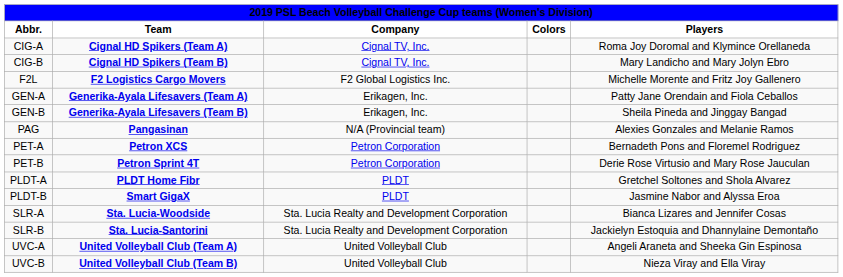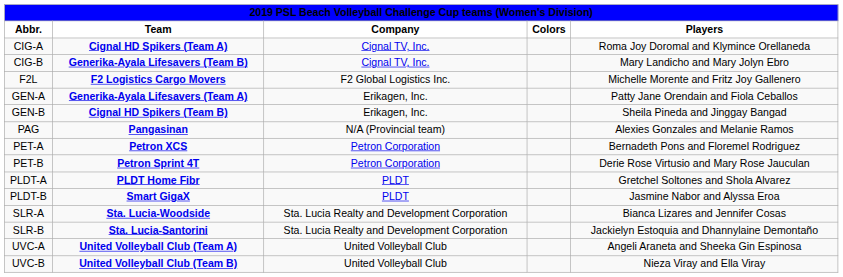(158, 63) Cignal HD Spikers (Team B) -> (158, 63) Generika-Ayala Lifesavers (Team B)
(158, 113) Generika-Ayala Lifesavers (Team B) -> (158, 113) Cignal HD Spikers (Team B)
